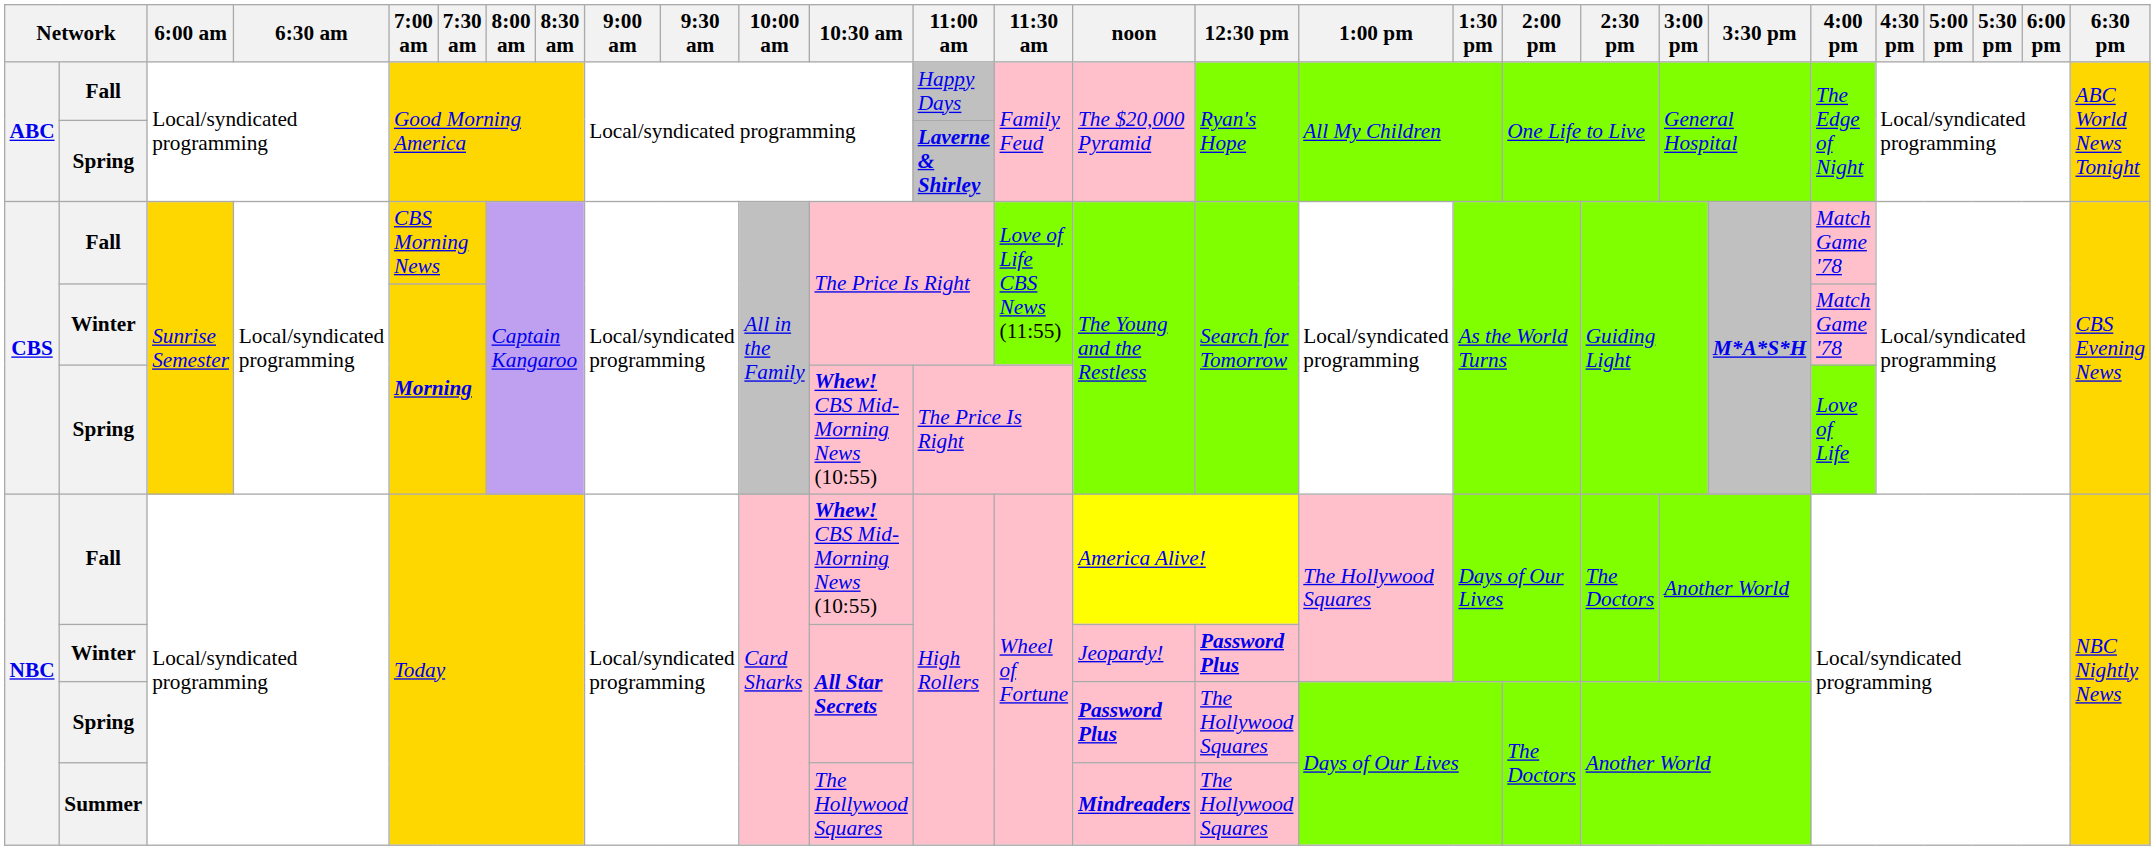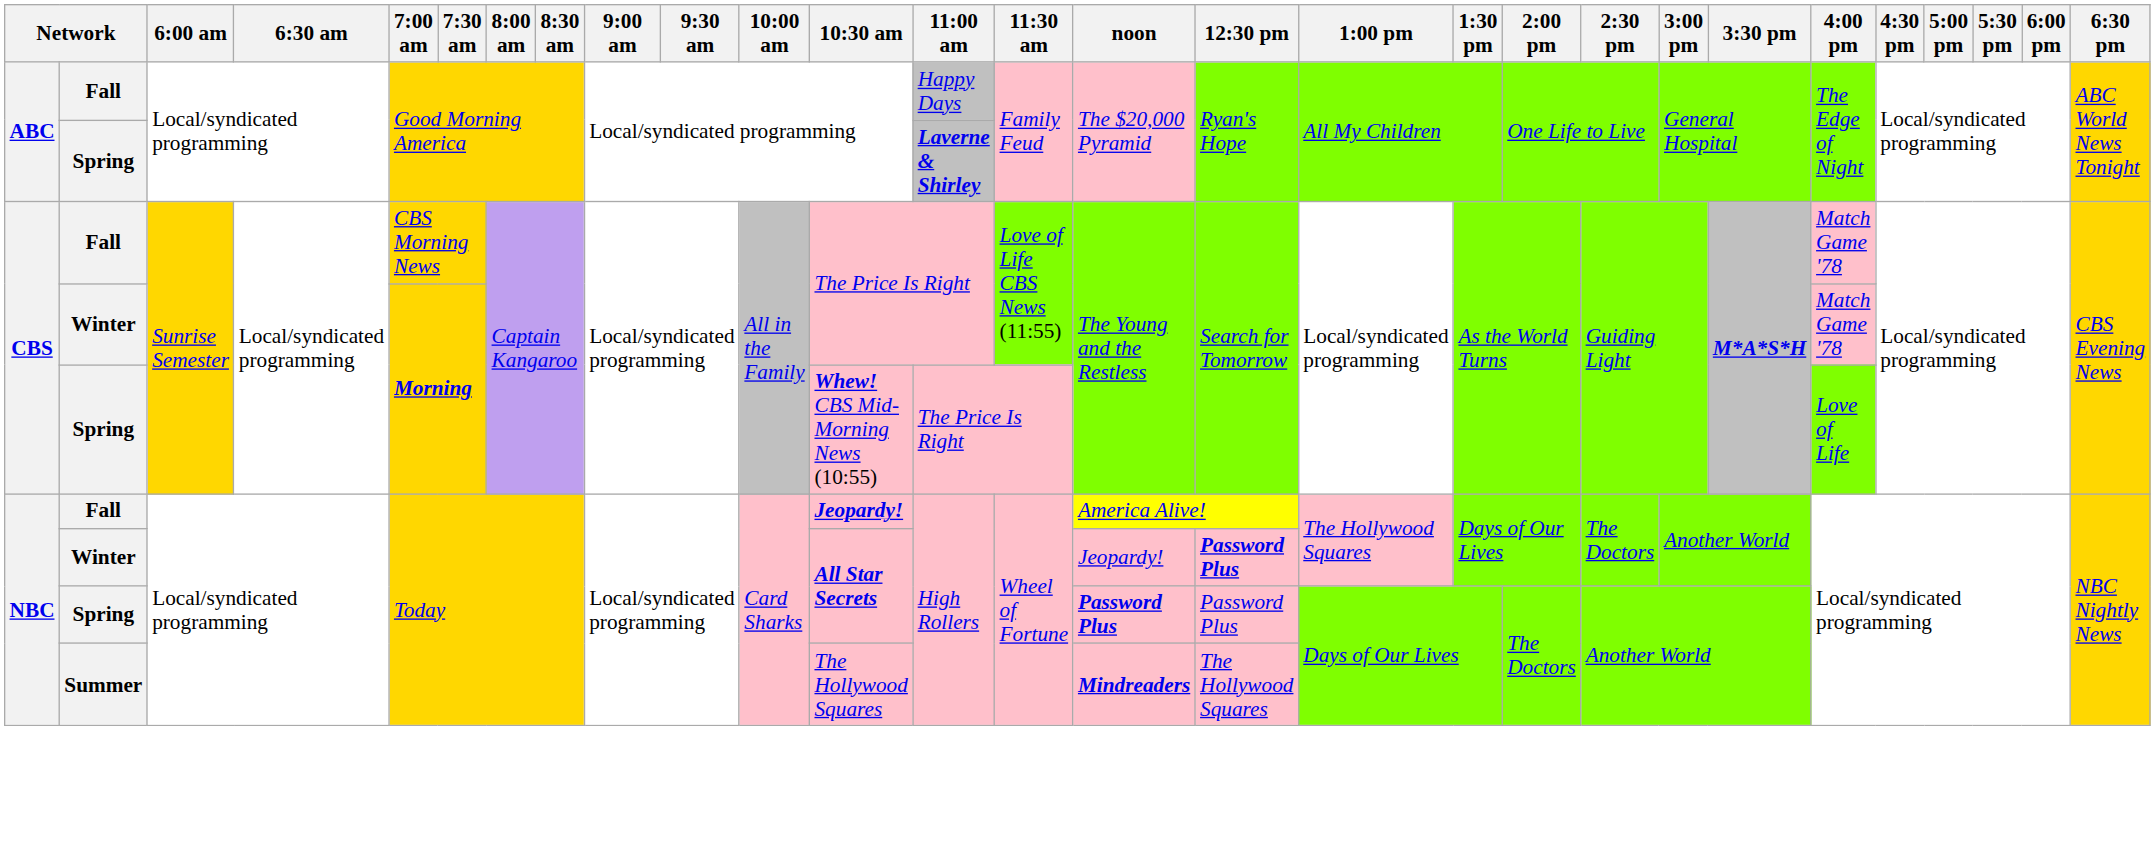(857, 559) Whew! CBS Mid-Morning News (10:55) -> (859, 511) Jeopardy!
(1247, 722) The Hollywood Squares -> (1242, 614) Password Plus
